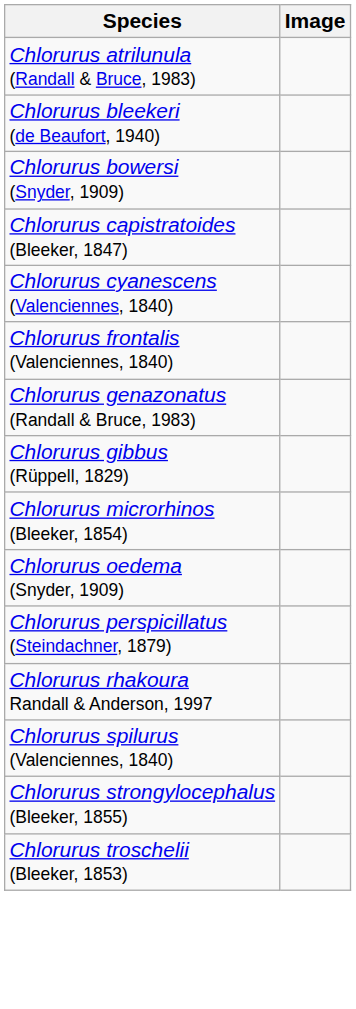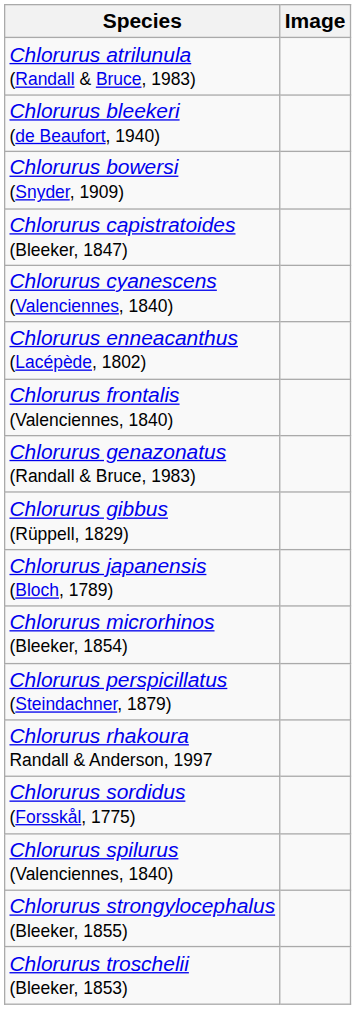+ row: (124, 350)
+ row: (108, 577)
- row: (96, 577)
+ row: (97, 804)
